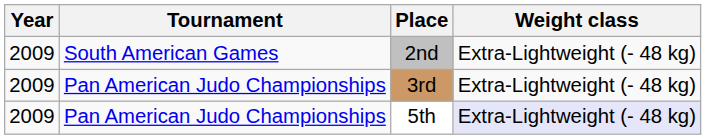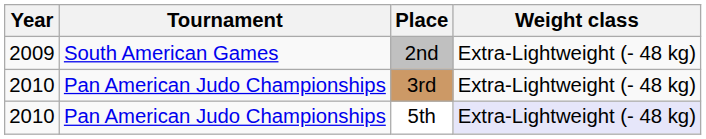(32, 85) 2009 -> (32, 85) 2010
(32, 117) 2009 -> (32, 117) 2010
